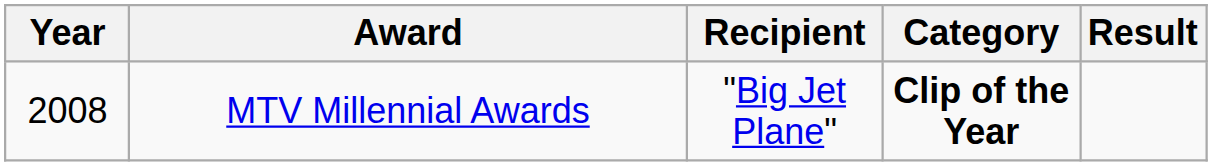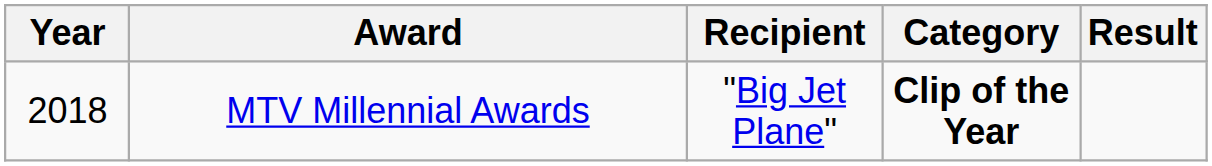(67, 110) 2008 -> (67, 110) 2018
